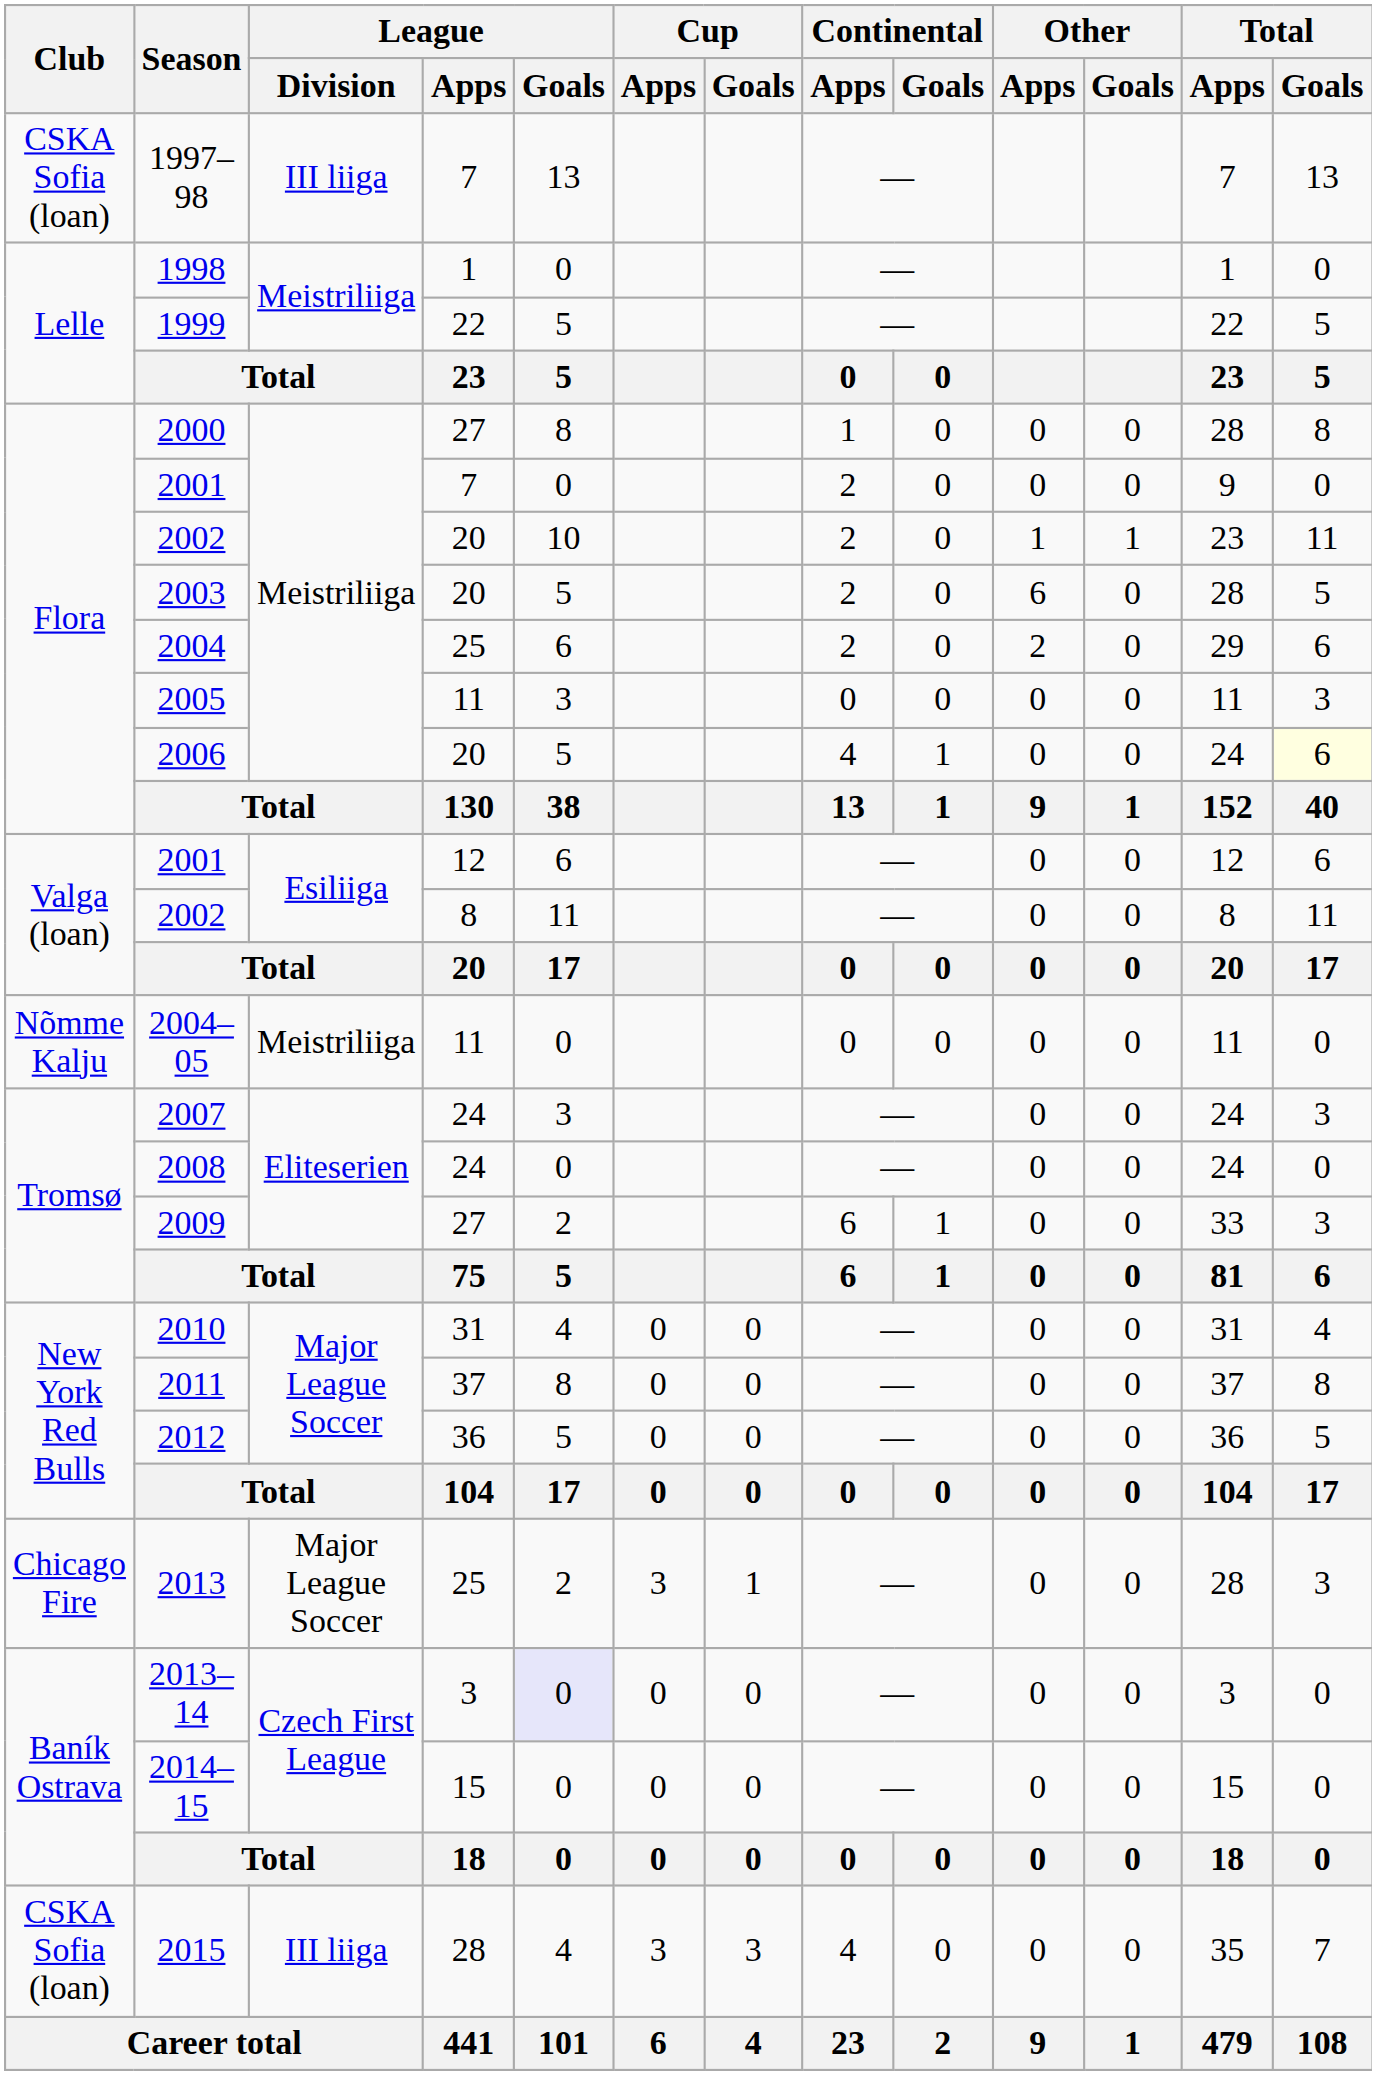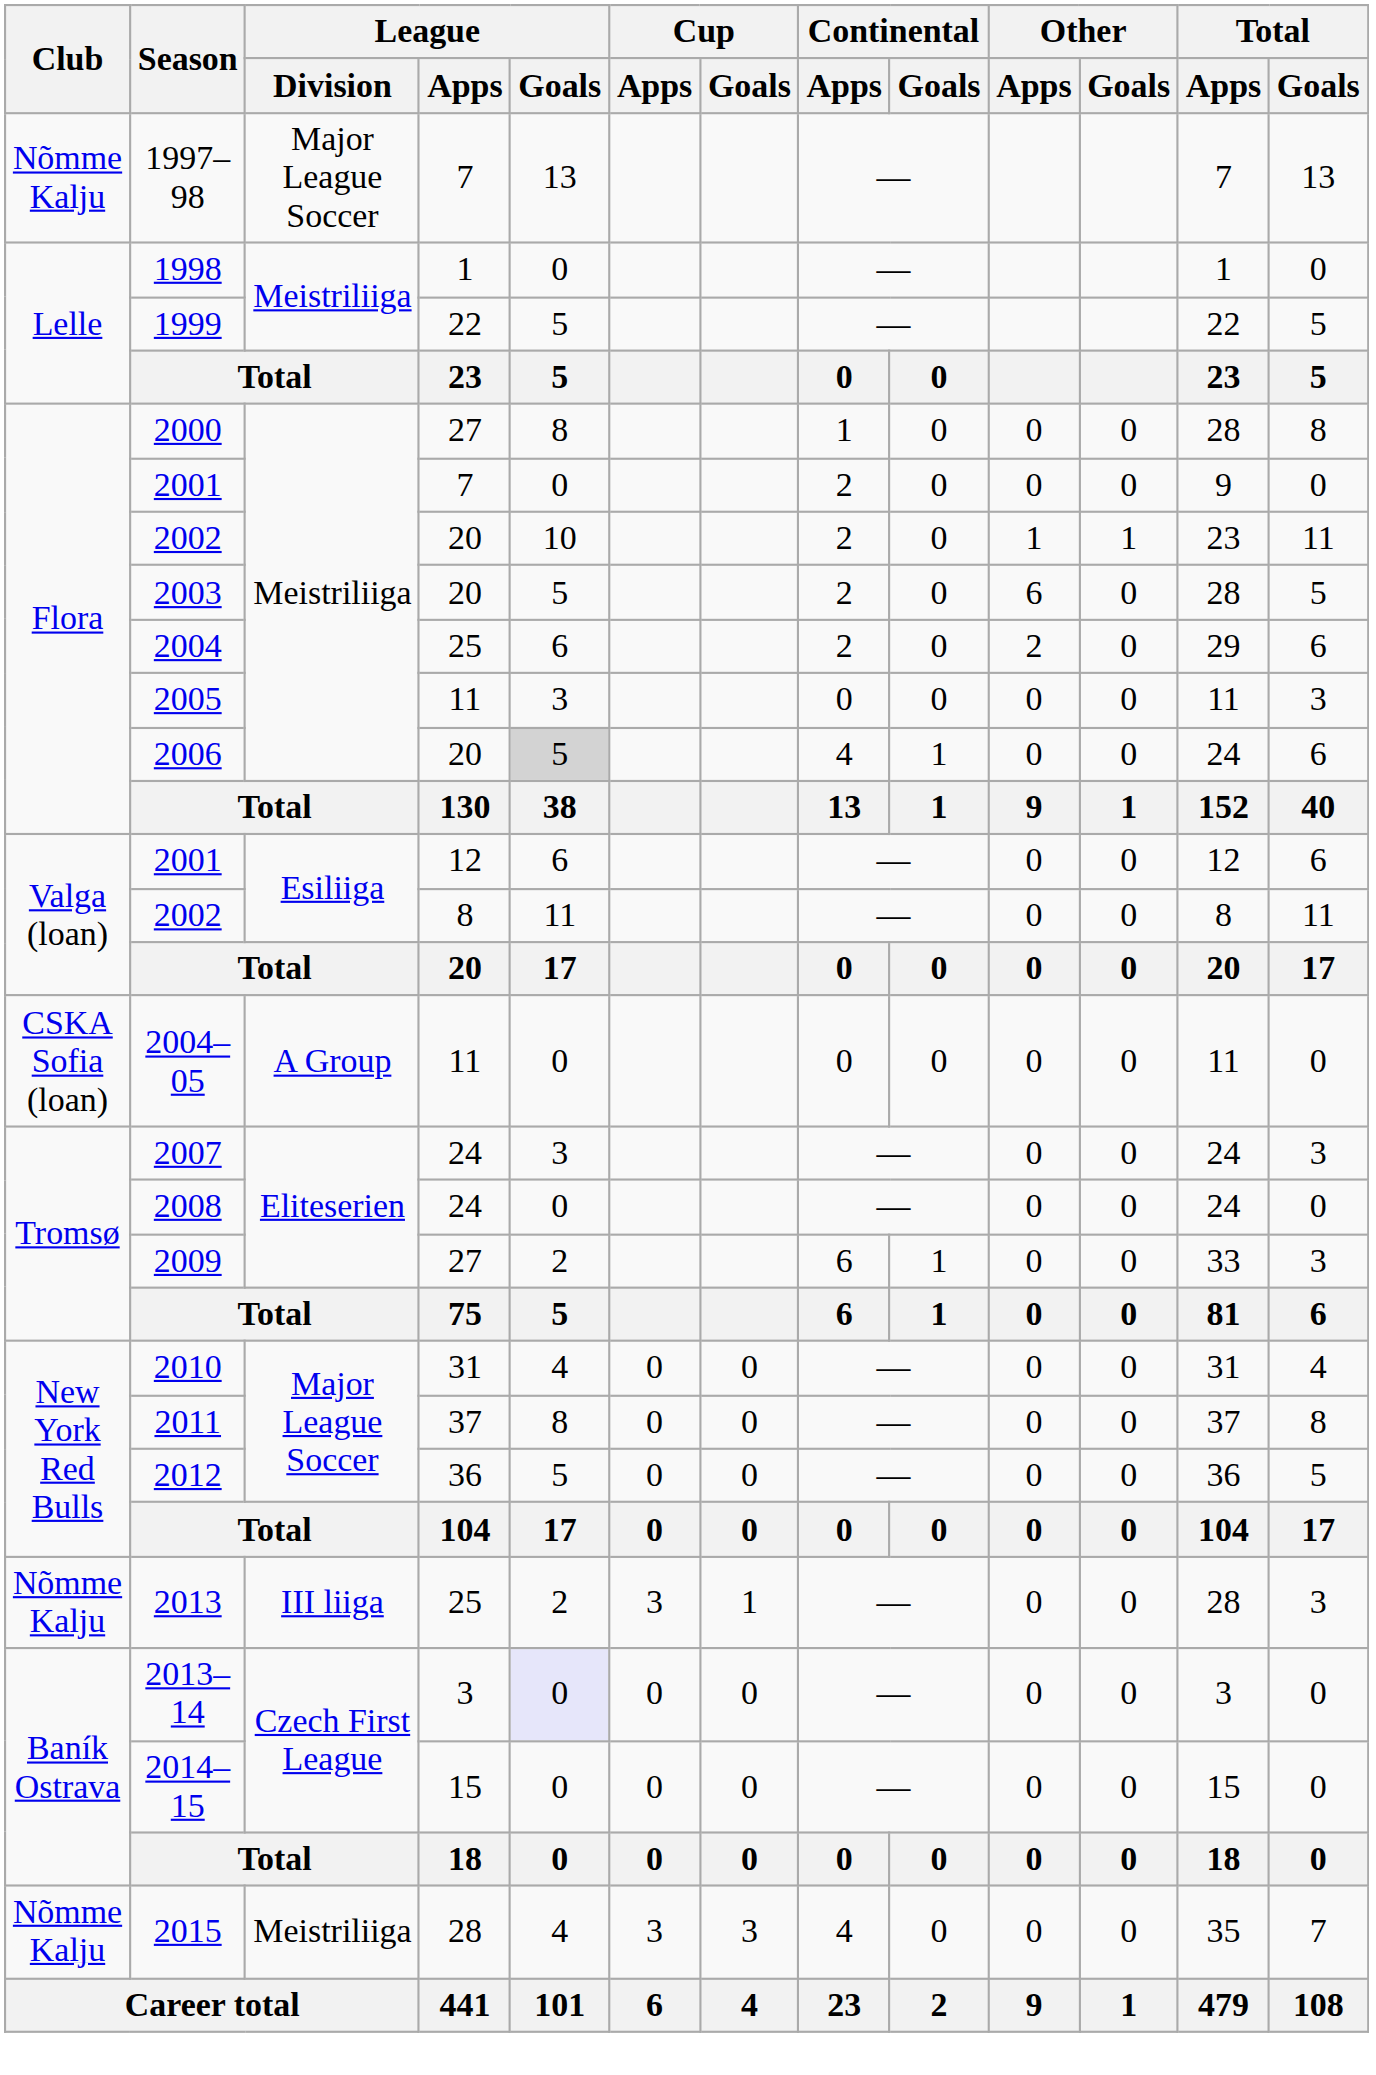(69, 177) CSKA Sofia (loan) -> (68, 177) Nõmme Kalju
(336, 177) III liiga -> (332, 177) Major League Soccer
(564, 753) no background -> (560, 753) lightgrey background
(1322, 753) lightyellow background -> (1318, 753) no background
(69, 1041) Nõmme Kalju -> (68, 1060) CSKA Sofia (loan)
(336, 1041) Meistriliiga -> (332, 1060) A Group
(69, 1582) Chicago Fire -> (68, 1601) Nõmme Kalju
(336, 1582) Major League Soccer -> (332, 1601) III liiga
(69, 1950) CSKA Sofia (loan) -> (68, 1931) Nõmme Kalju
(336, 1950) III liiga -> (332, 1931) Meistriliiga
